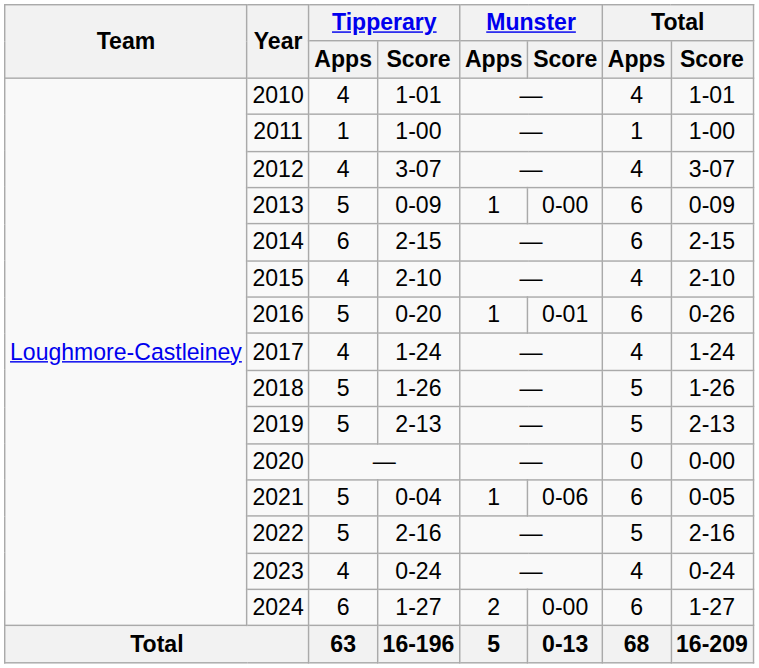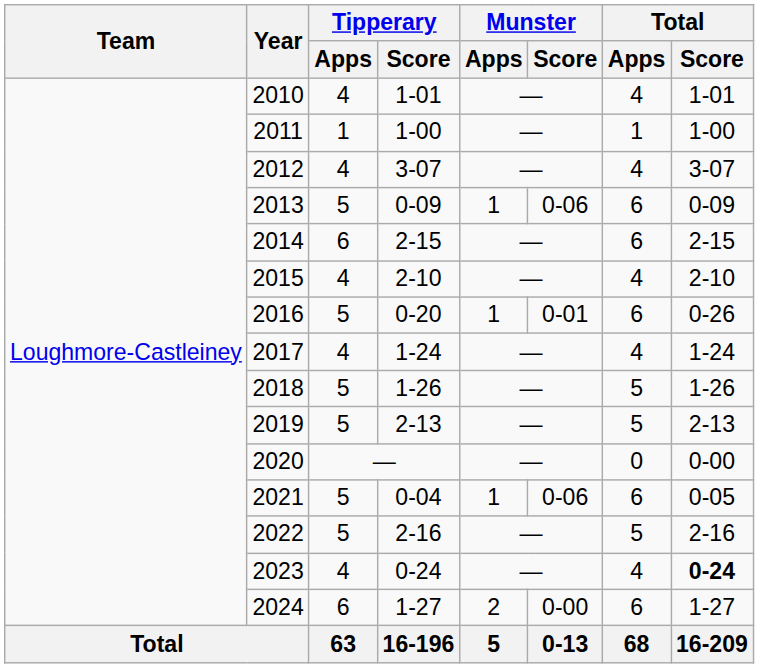(565, 205) 0-00 -> (565, 205) 0-06
(712, 570) normal -> (712, 570) bold
